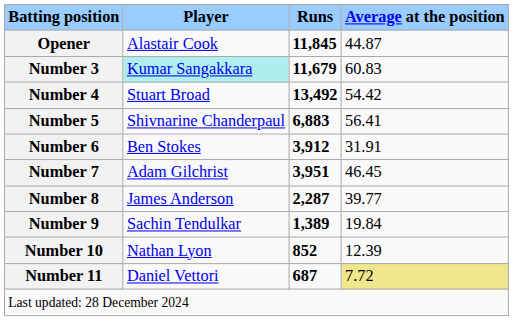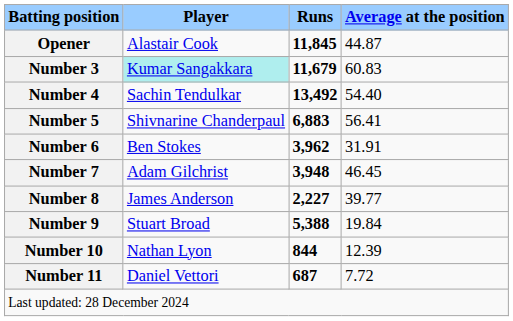(168, 95) Stuart Broad -> (184, 95) Sachin Tendulkar
(363, 95) 54.42 -> (363, 95) 54.40
(311, 146) 3,912 -> (311, 146) 3,962
(311, 172) 3,951 -> (311, 172) 3,948
(311, 198) 2,287 -> (311, 198) 2,227
(184, 224) Sachin Tendulkar -> (168, 224) Stuart Broad
(311, 224) 1,389 -> (311, 224) 5,388
(305, 250) 852 -> (305, 250) 844
(359, 276) khaki background -> (359, 276) no background
